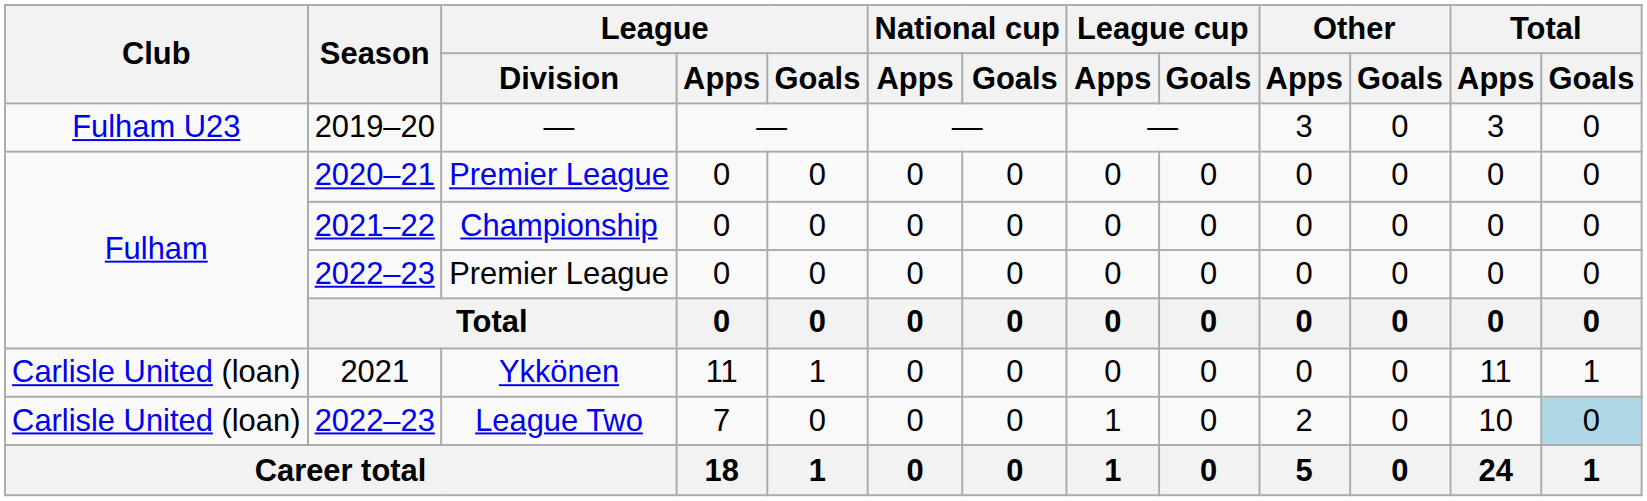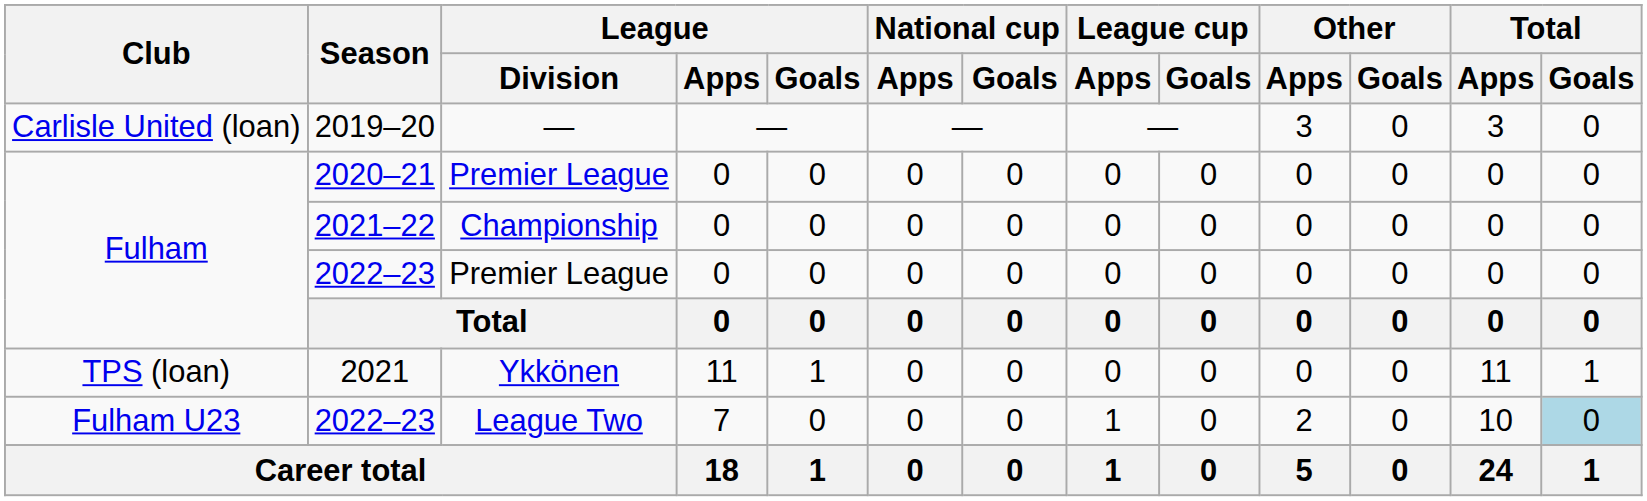(156, 126) Fulham U23 -> (156, 126) Carlisle United (loan)
(156, 371) Carlisle United (loan) -> (156, 371) TPS (loan)
(156, 420) Carlisle United (loan) -> (156, 420) Fulham U23
